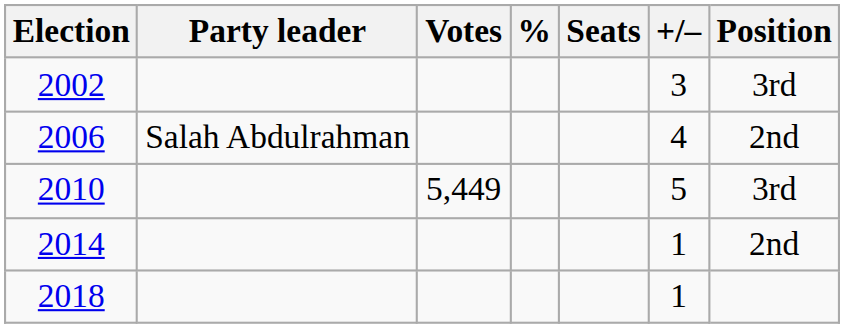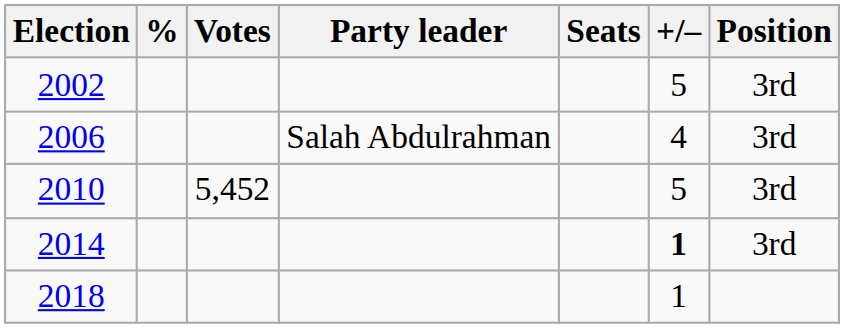columns swapped: (278, 31) <-> (534, 31)
(679, 84) 3 -> (679, 84) 5
(774, 137) 2nd -> (774, 137) 3rd
(464, 190) 5,449 -> (232, 190) 5,452
(679, 243) normal -> (679, 243) bold
(774, 243) 2nd -> (774, 243) 3rd
